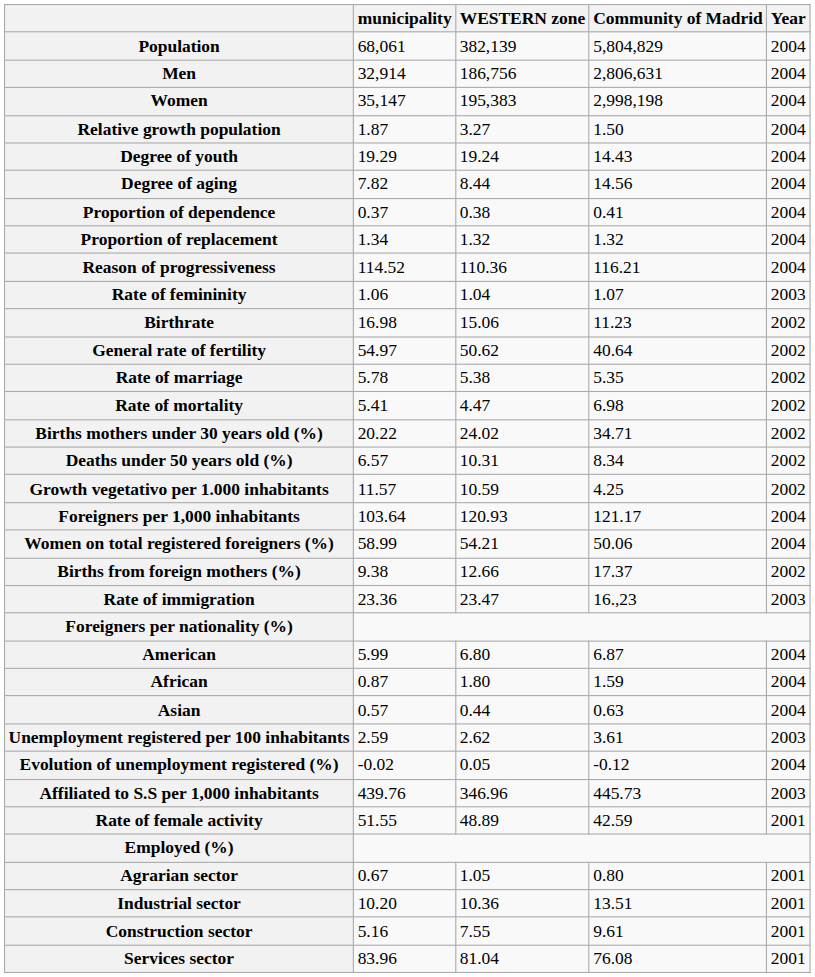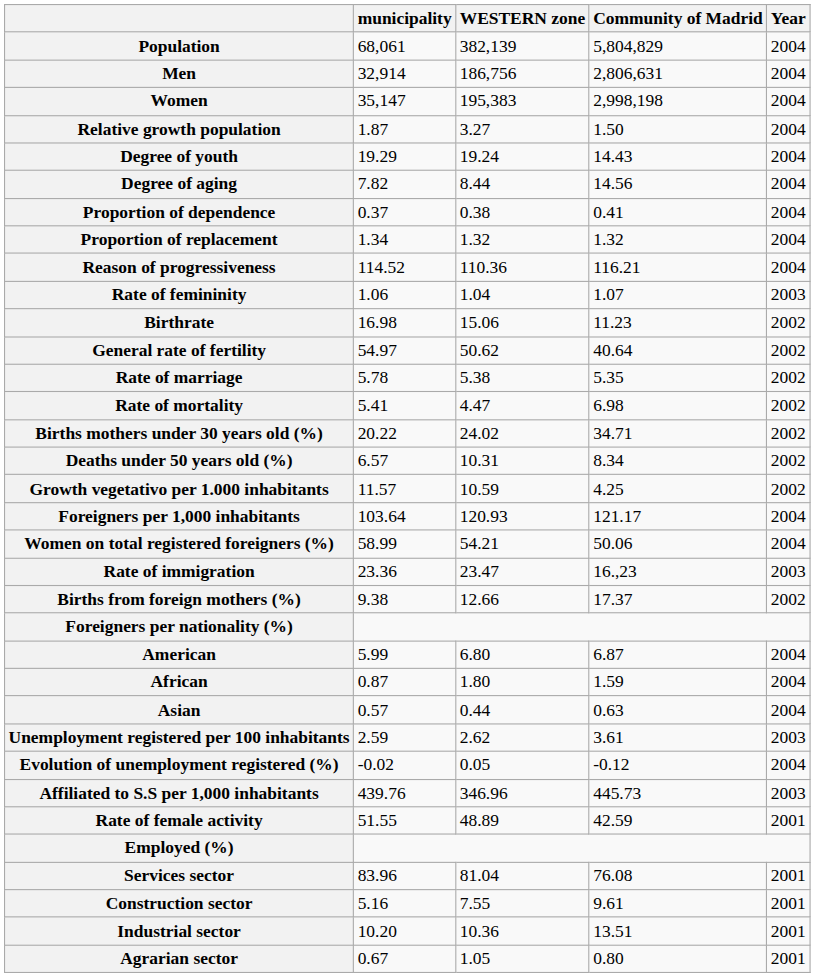rows swapped: (179, 571) <-> (179, 599)
rows swapped: (179, 875) <-> (179, 958)
rows swapped: (179, 903) <-> (179, 931)
